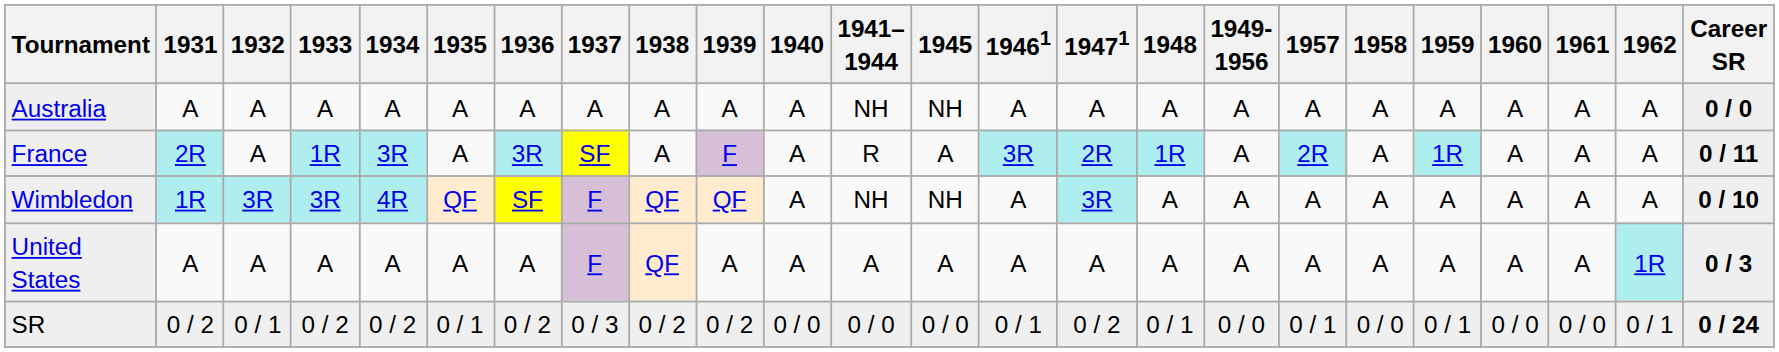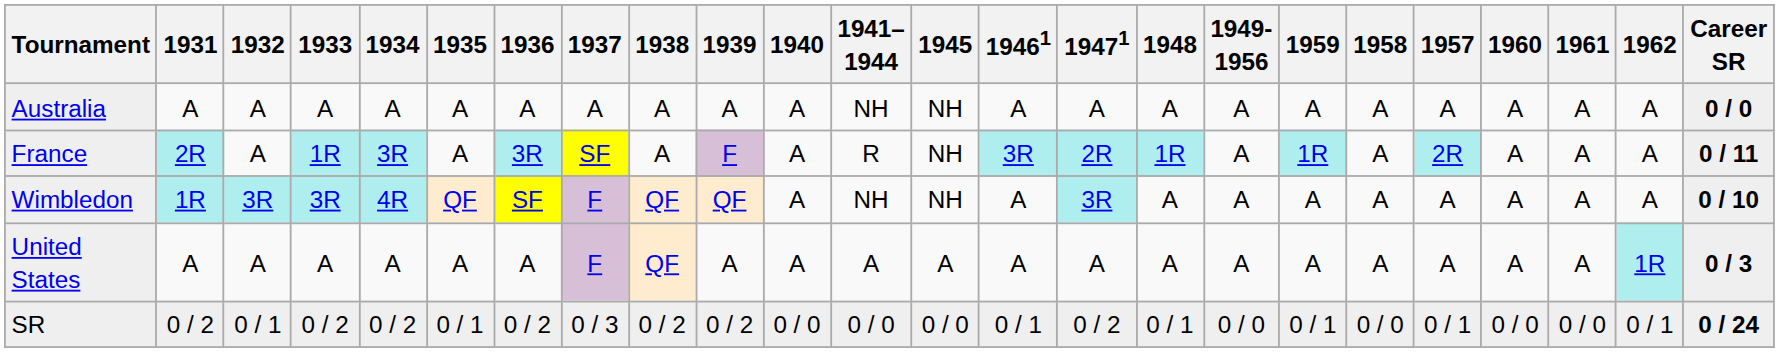columns swapped: (1313, 45) <-> (1448, 45)
(945, 154) A -> (945, 154) NH
